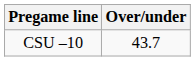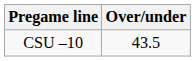(146, 42) 43.7 -> (146, 42) 43.5
